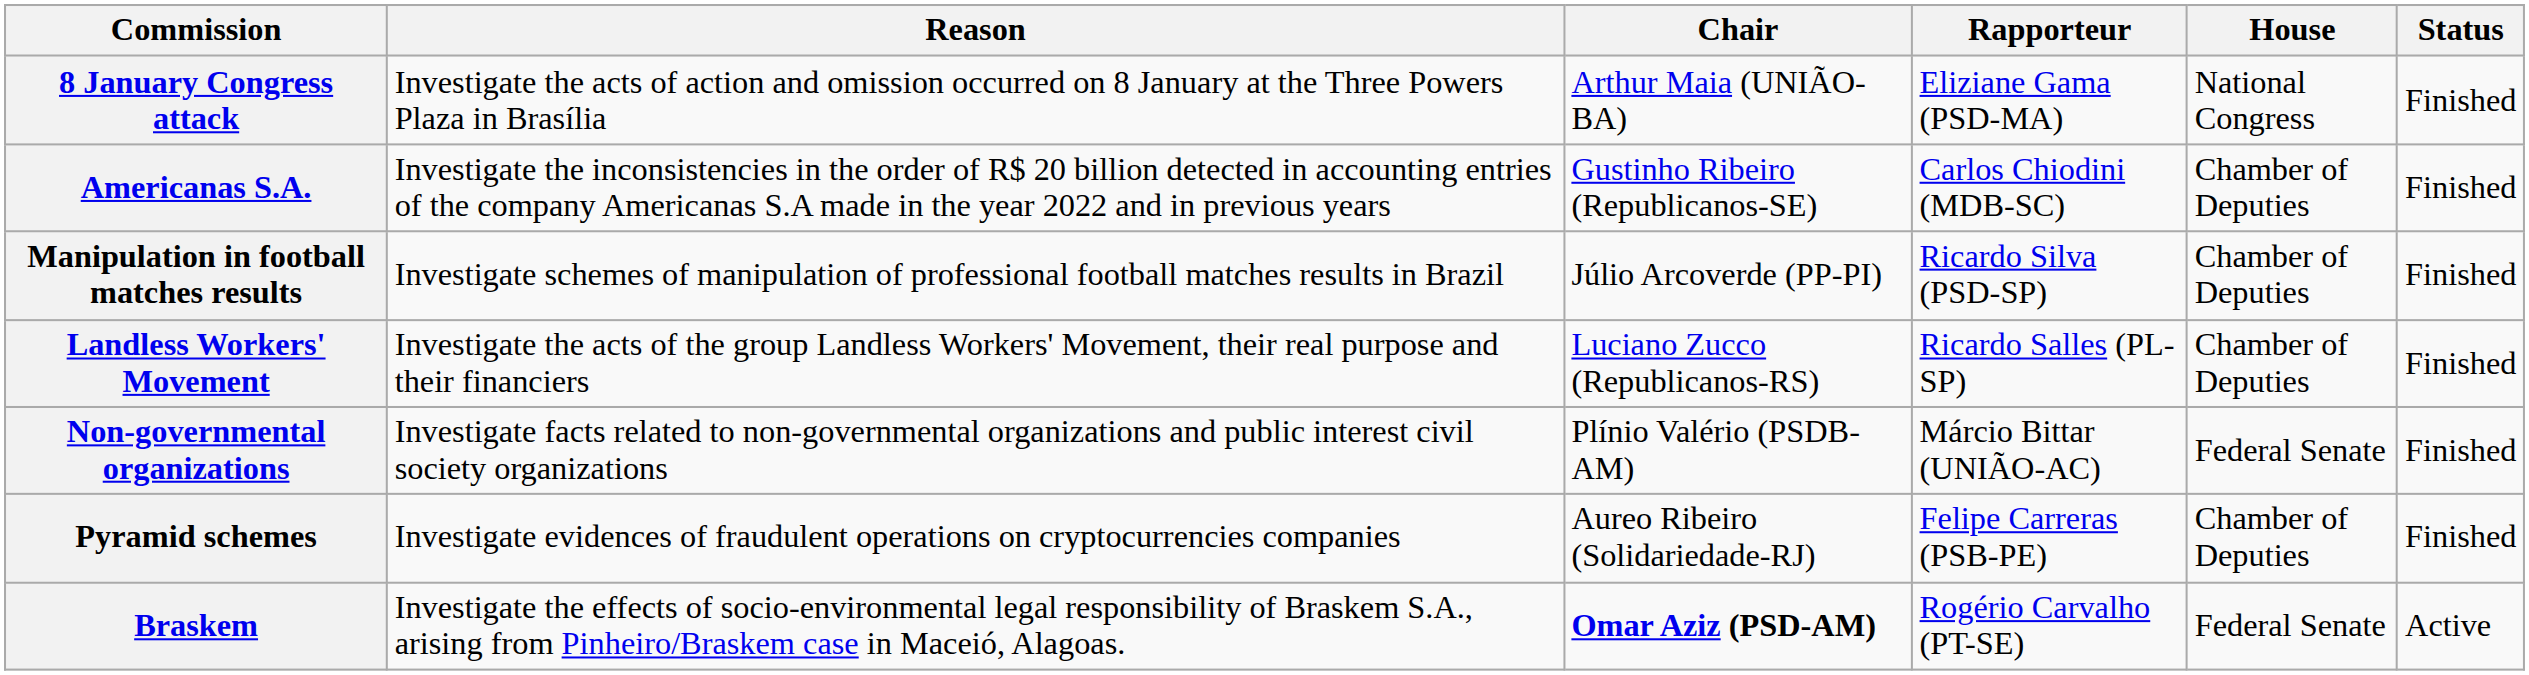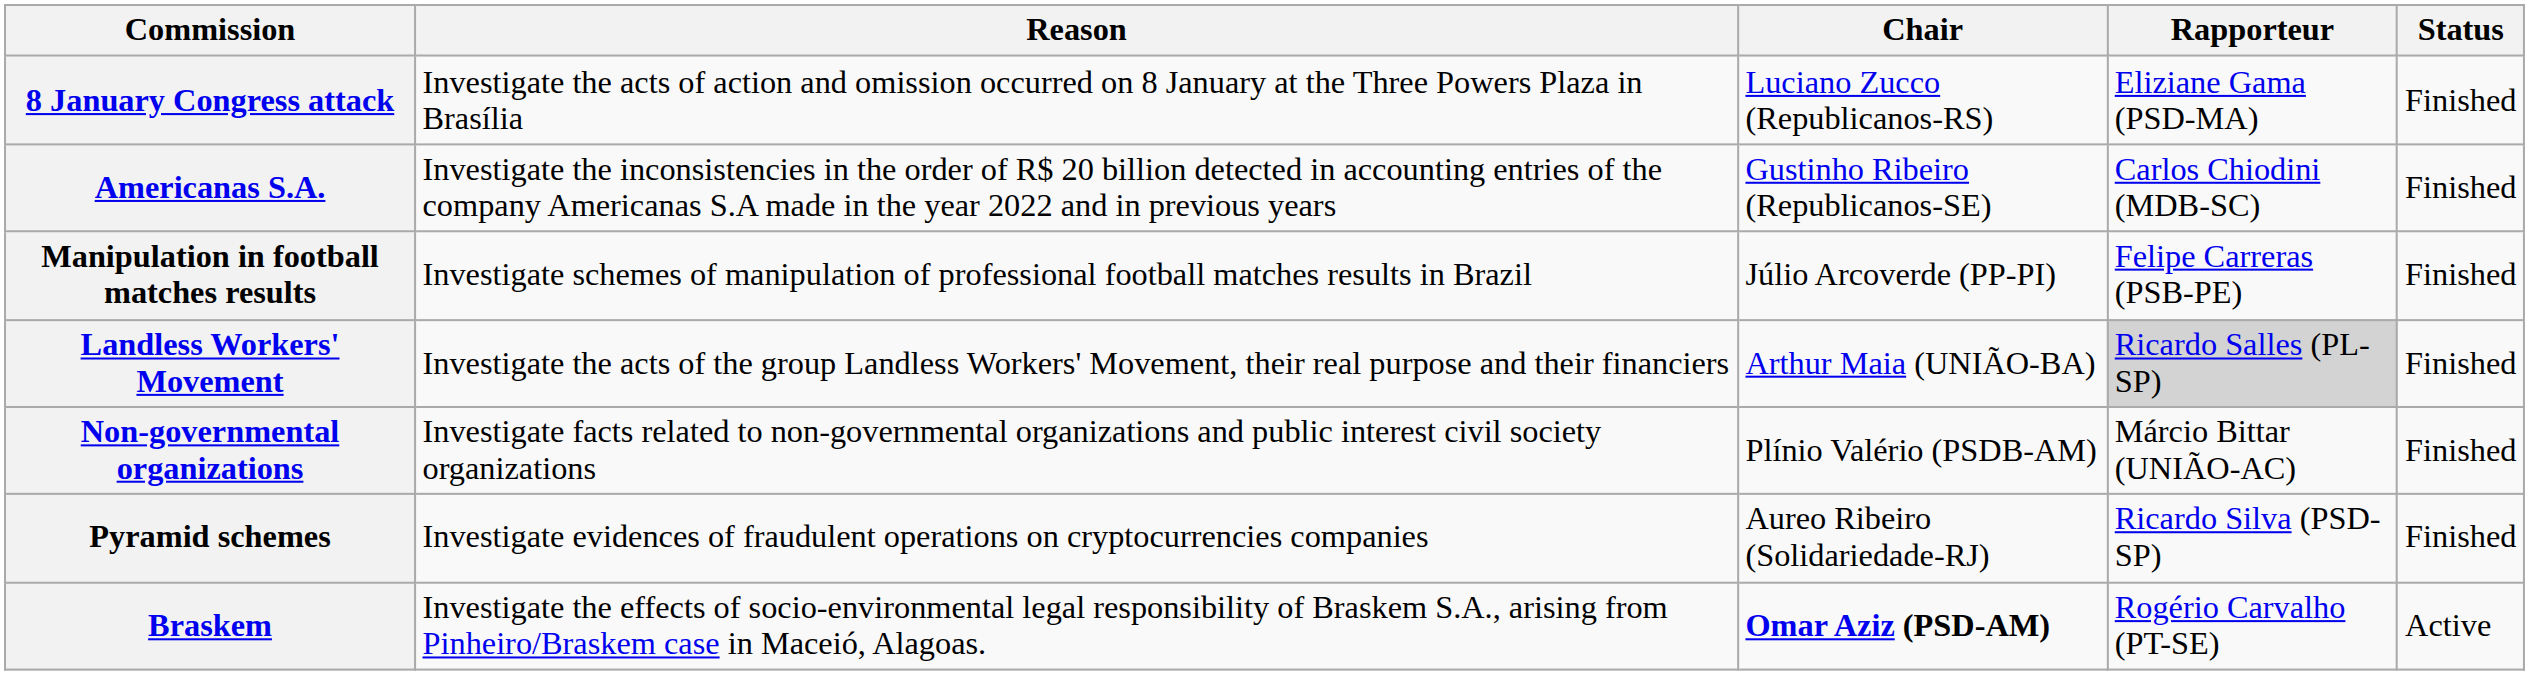- column: (2292, 30)
(1719, 99) Arthur Maia (UNIÃO-BA) -> (1869, 99) Luciano Zucco (Republicanos-RS)
(2008, 274) Ricardo Silva (PSD-SP) -> (2214, 274) Felipe Carreras (PSB-PE)
(1695, 362) Luciano Zucco (Republicanos-RS) -> (1920, 362) Arthur Maia (UNIÃO-BA)
(2047, 362) no background -> (2242, 362) lightgrey background
(2019, 537) Felipe Carreras (PSB-PE) -> (2248, 537) Ricardo Silva (PSD-SP)
